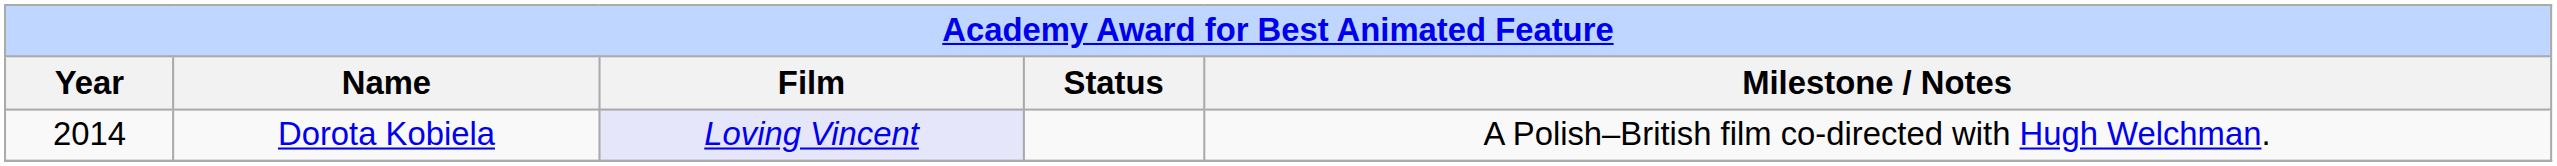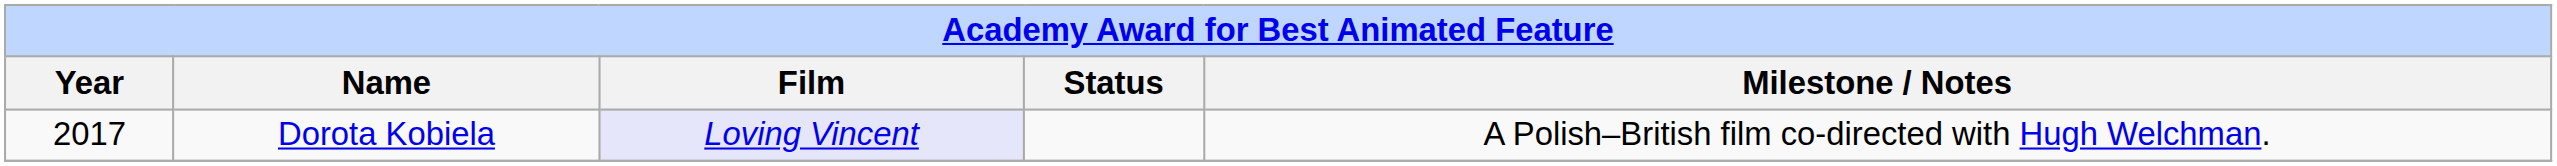(89, 134) 2014 -> (89, 134) 2017
